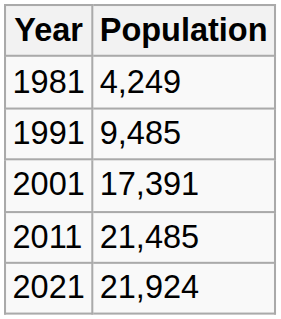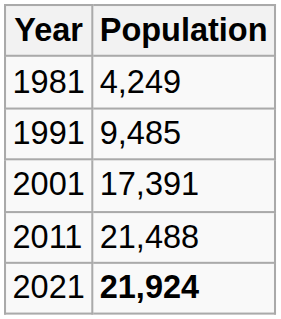(149, 236) 21,485 -> (149, 236) 21,488
(149, 287) normal -> (149, 287) bold
